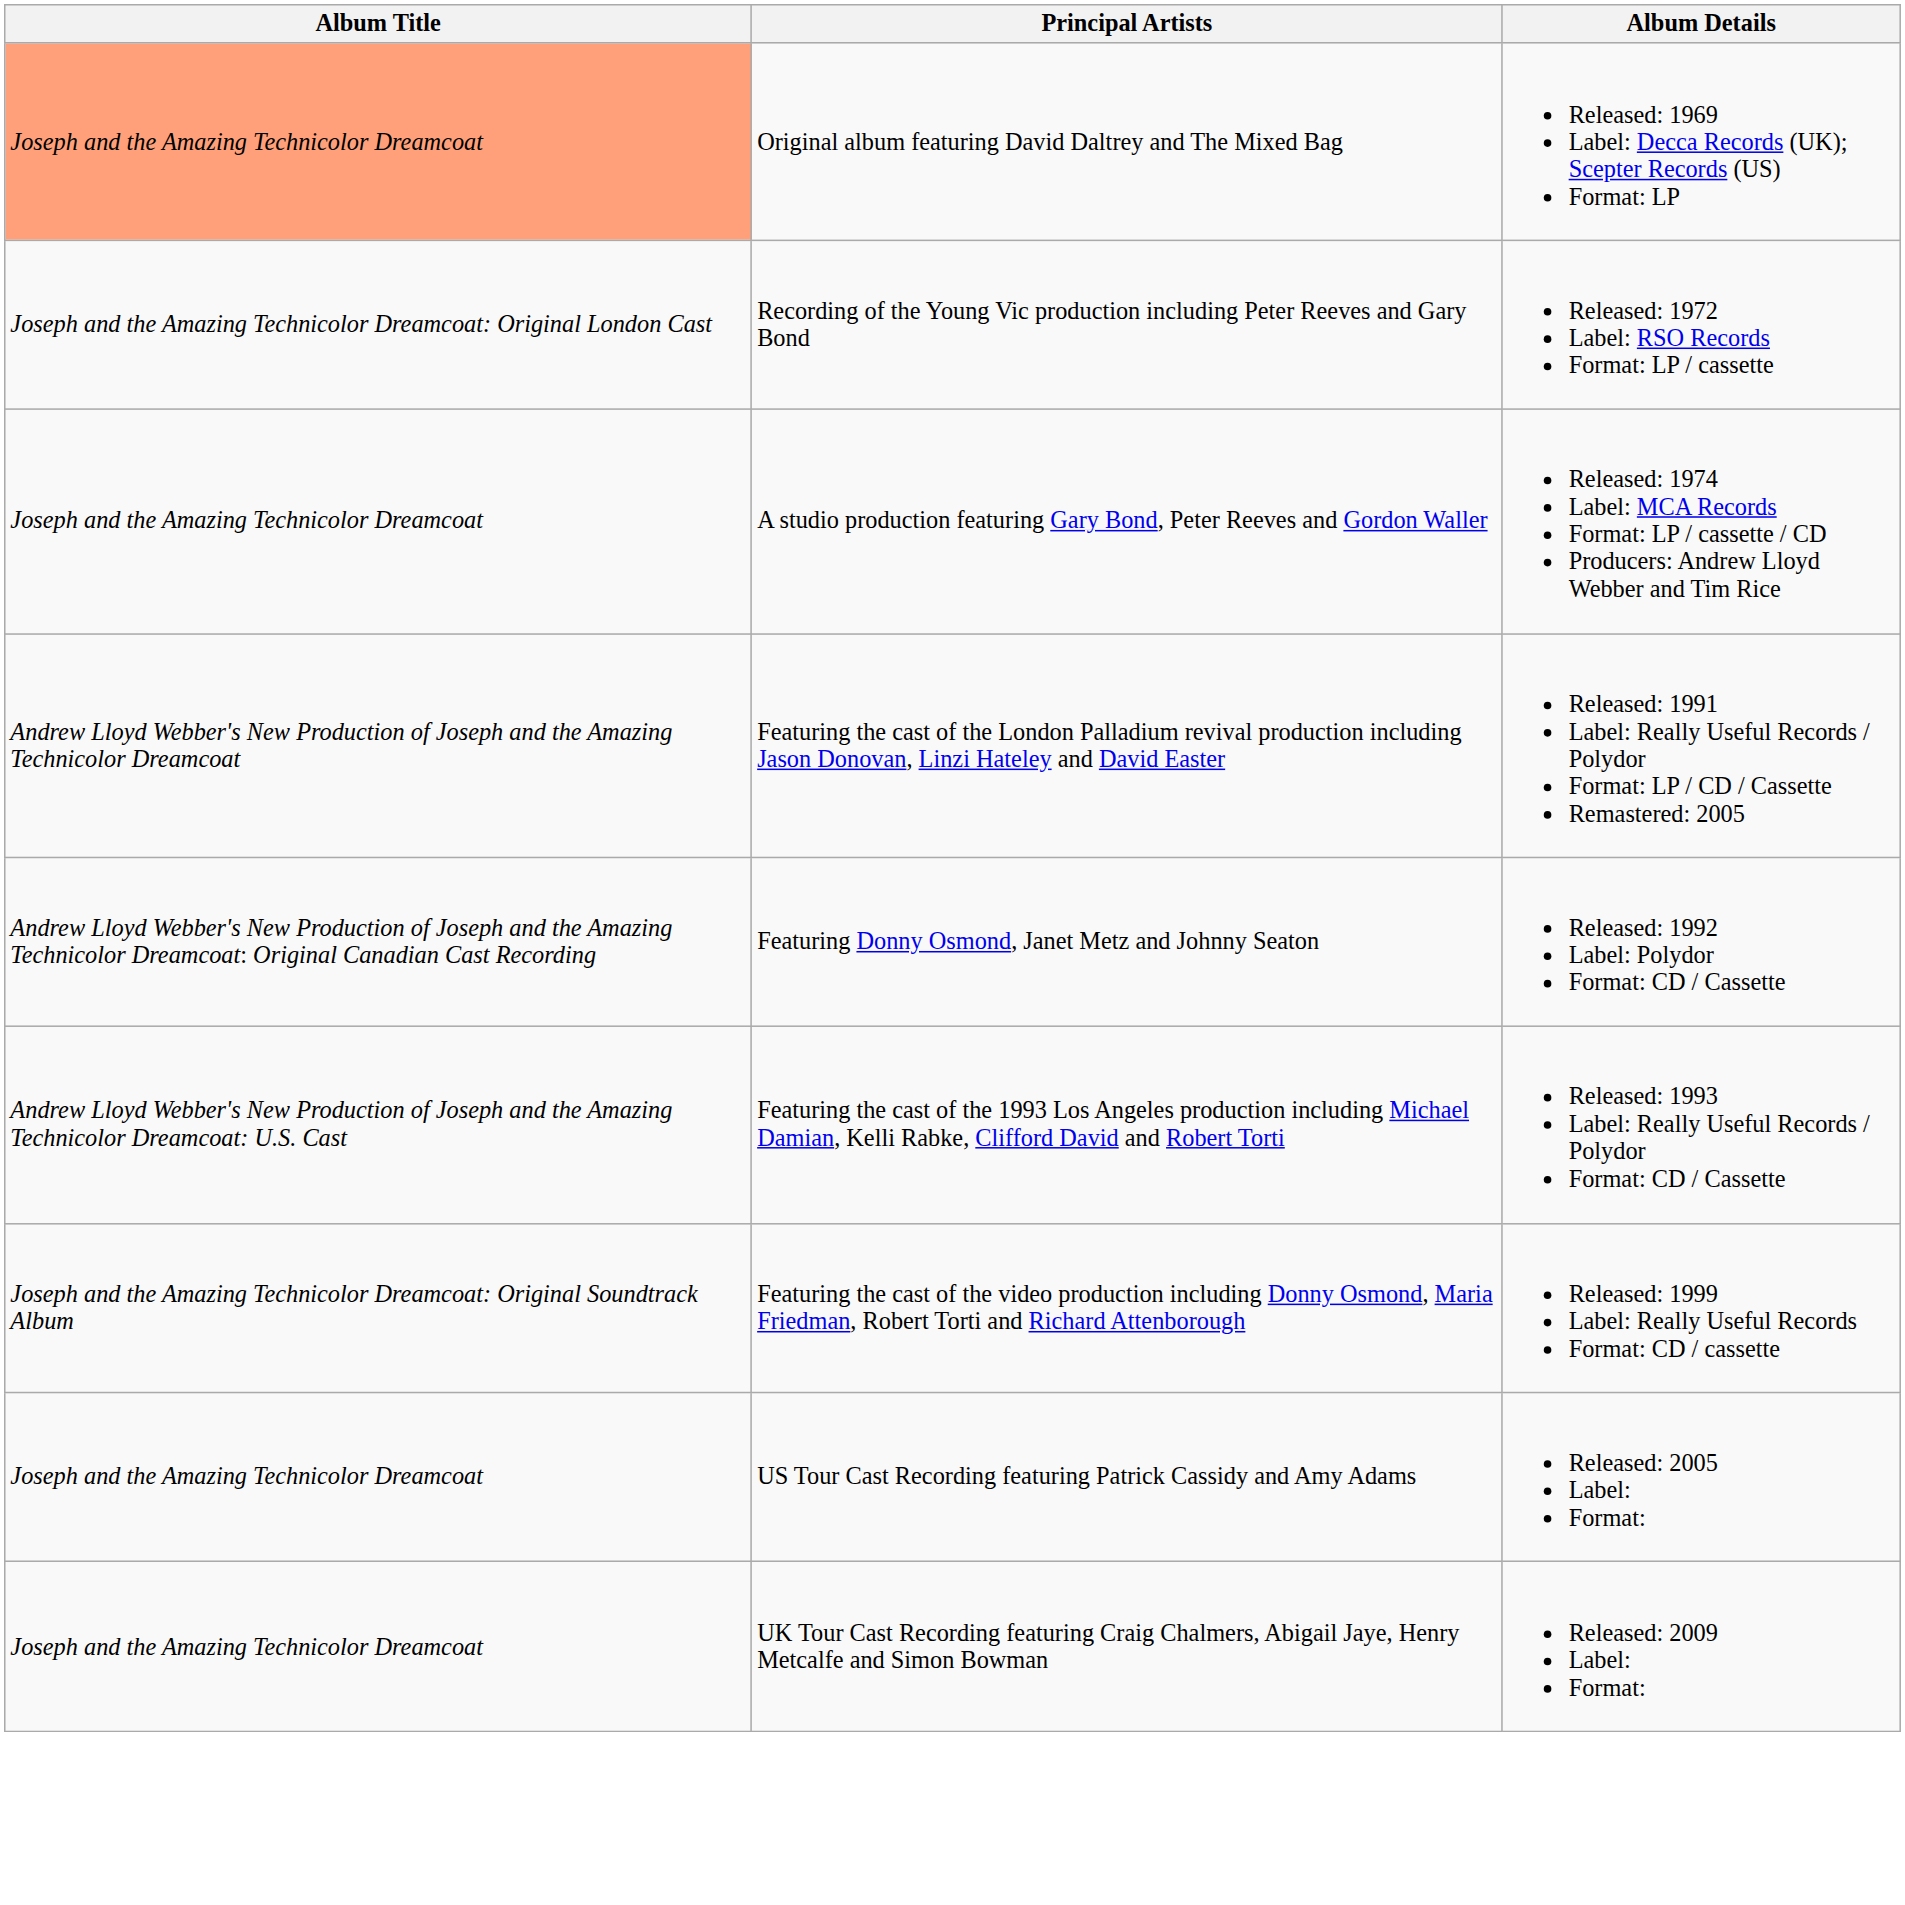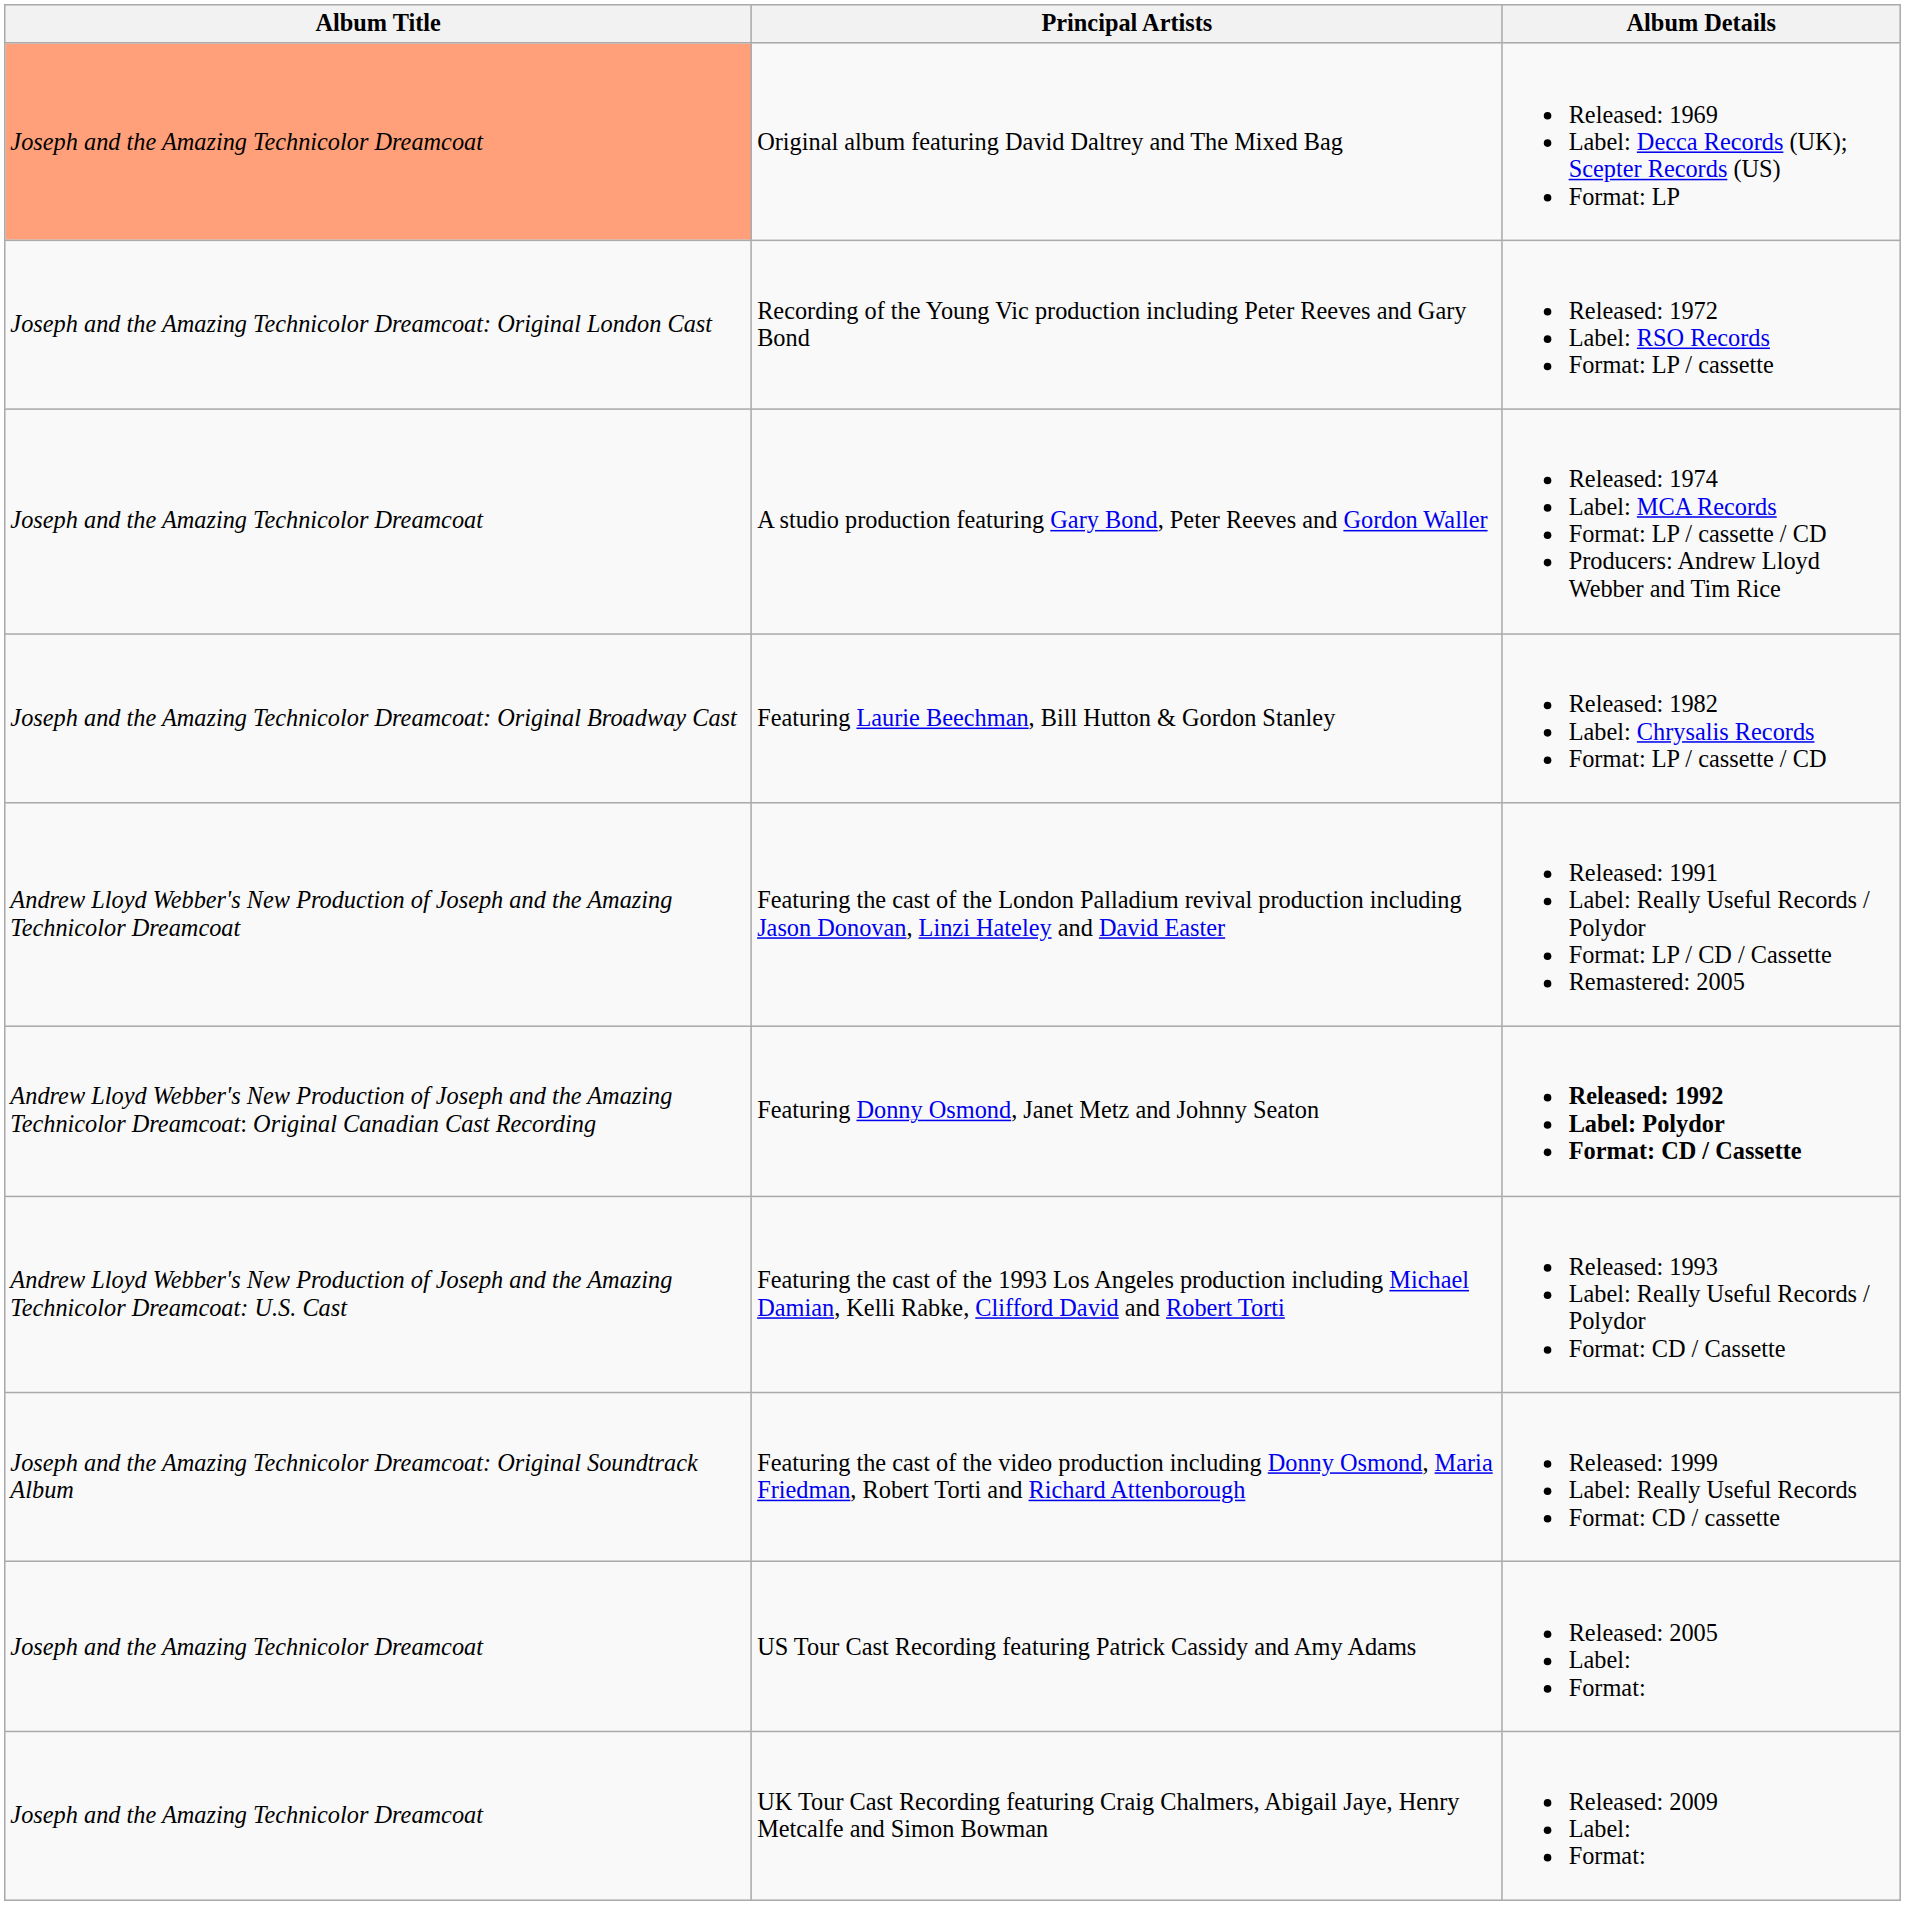+ row: (1046, 717)
(1701, 956) normal -> (1701, 1125) bold
